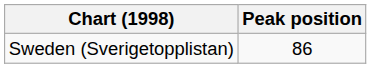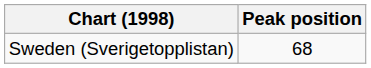(302, 48) 86 -> (302, 48) 68
